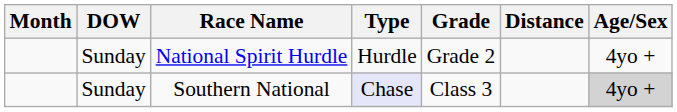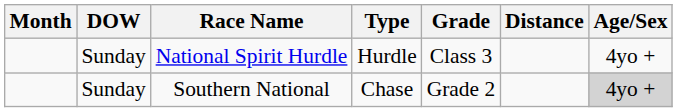(461, 55) Grade 2 -> (461, 55) Class 3
(387, 89) lavender background -> (387, 89) no background
(461, 89) Class 3 -> (461, 89) Grade 2
